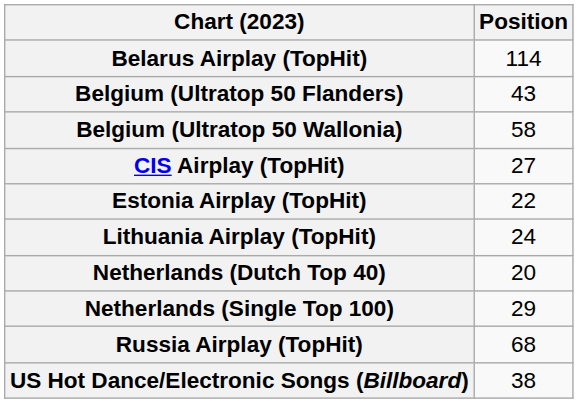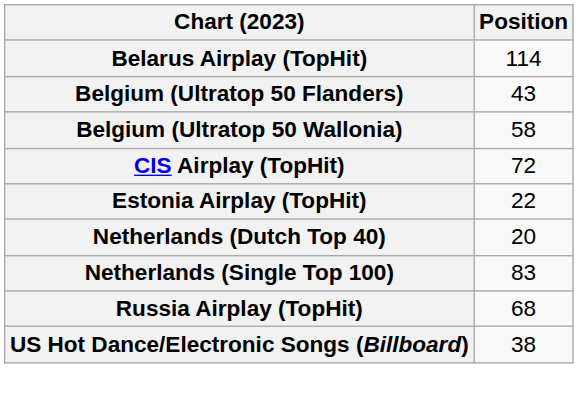(524, 165) 27 -> (524, 165) 72
- row: (239, 237)
(524, 308) 29 -> (524, 272) 83
